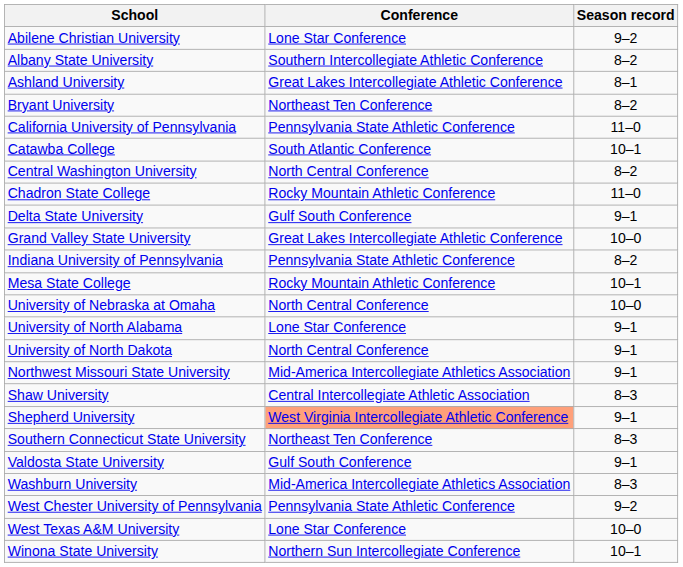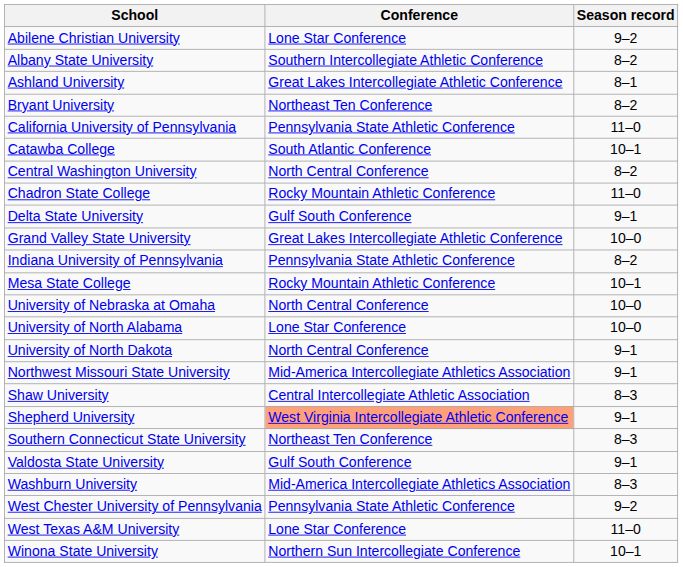(626, 328) 9–1 -> (626, 328) 10–0
(626, 529) 10–0 -> (626, 529) 11–0
